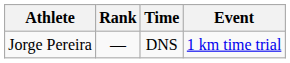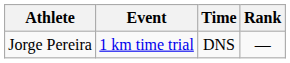columns swapped: (234, 18) <-> (118, 18)
